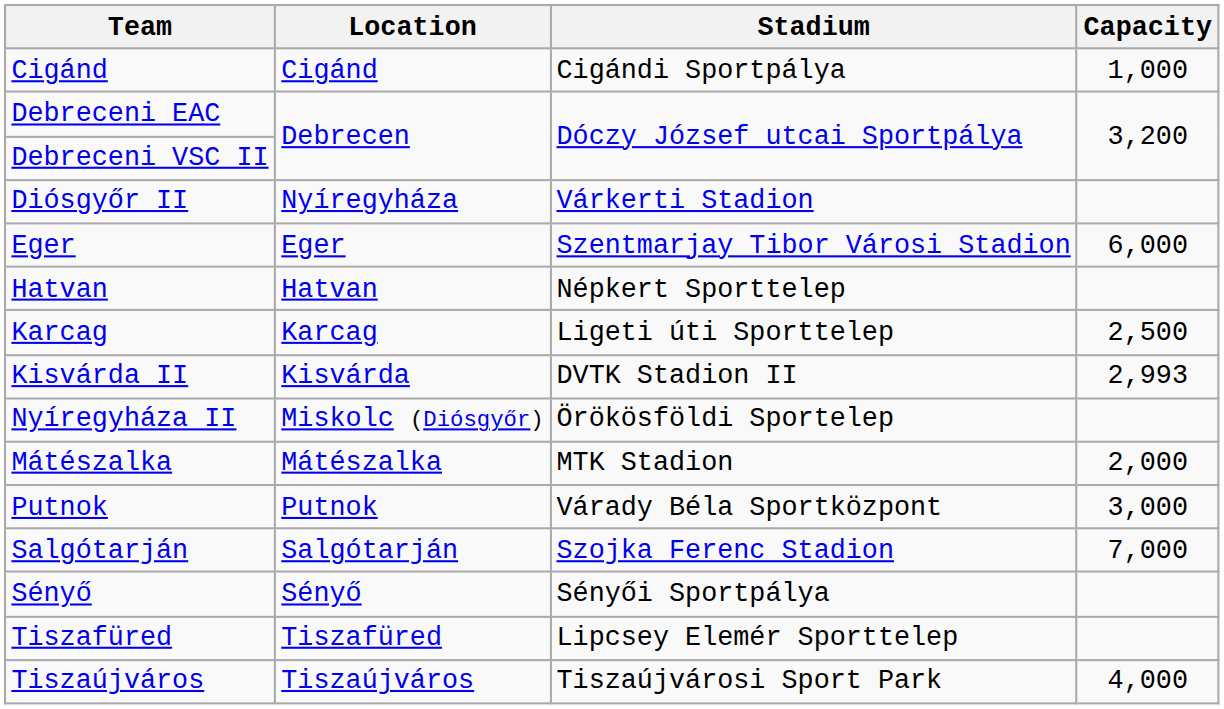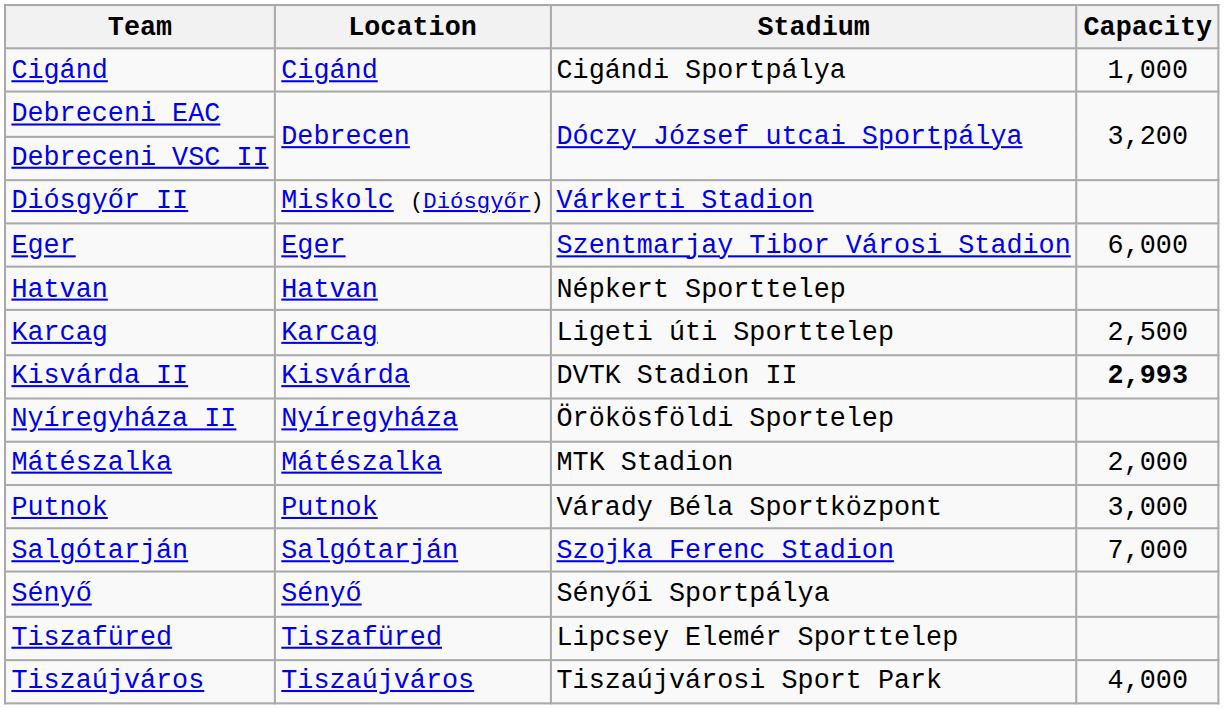(370, 201) Nyíregyháza -> (413, 201) Miskolc (Diósgyőr)
(1148, 376) normal -> (1148, 376) bold
(413, 420) Miskolc (Diósgyőr) -> (370, 420) Nyíregyháza
